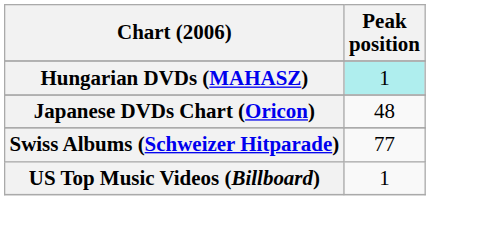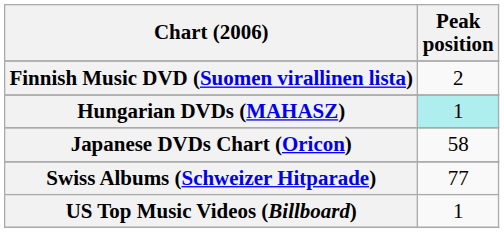+ row: (211, 77)
(384, 111) 48 -> (458, 144) 58
